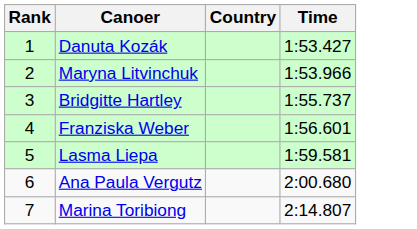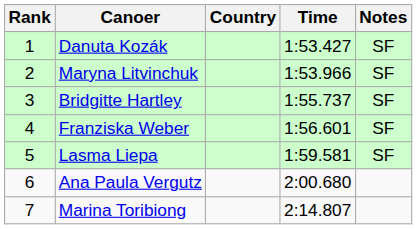+ column: (383, 18)
